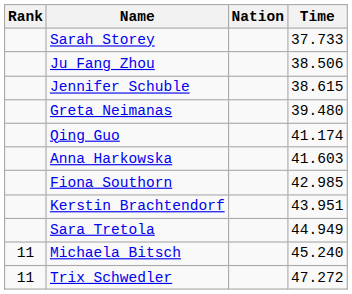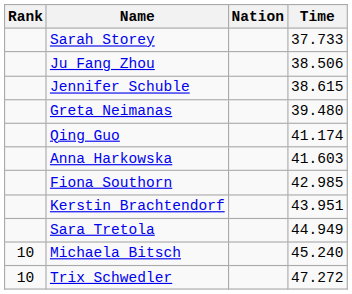(25, 254) 11 -> (25, 254) 10
(25, 277) 11 -> (25, 277) 10
